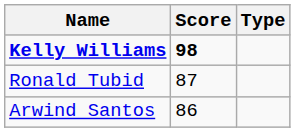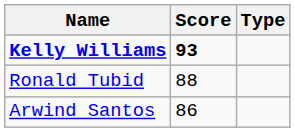(187, 50) 98 -> (187, 50) 93
(187, 81) 87 -> (187, 81) 88
